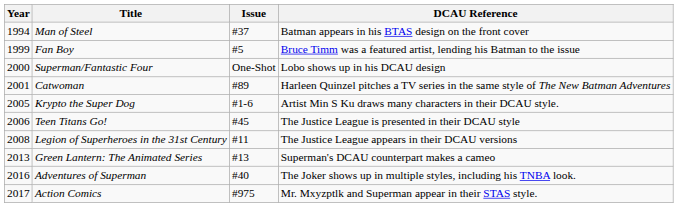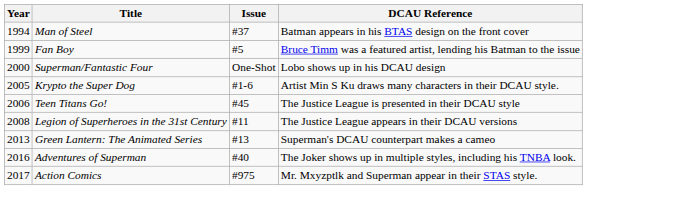- row: (60, 85)
